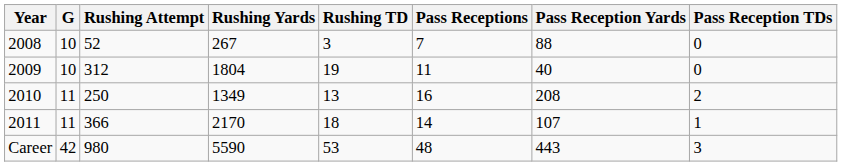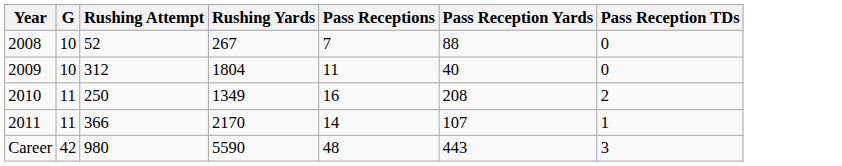- column: (366, 17)
